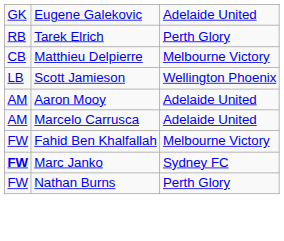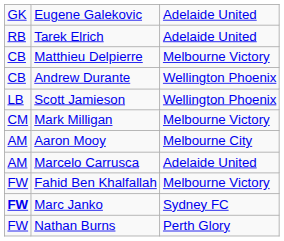(197, 36) Perth Glory -> (210, 36) Adelaide United
+ row: (82, 78)
+ row: (73, 120)
(210, 99) Adelaide United -> (208, 141) Melbourne City
